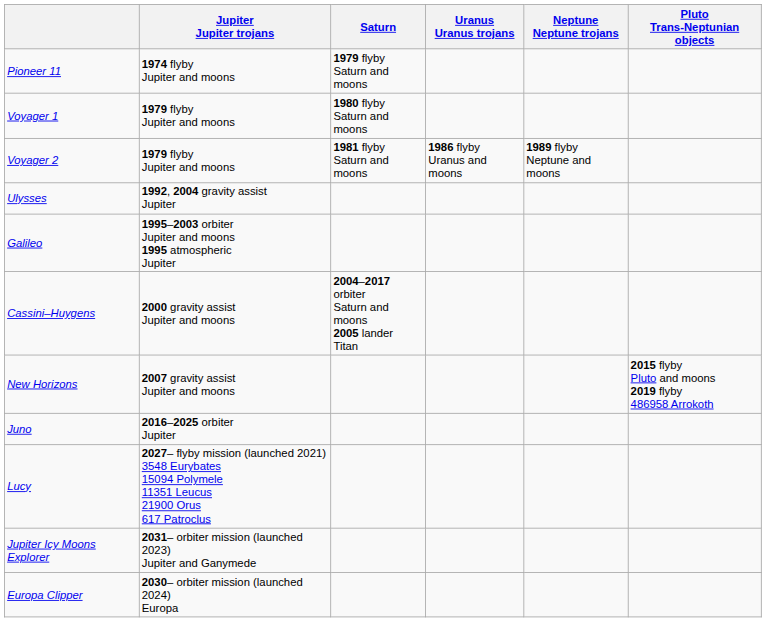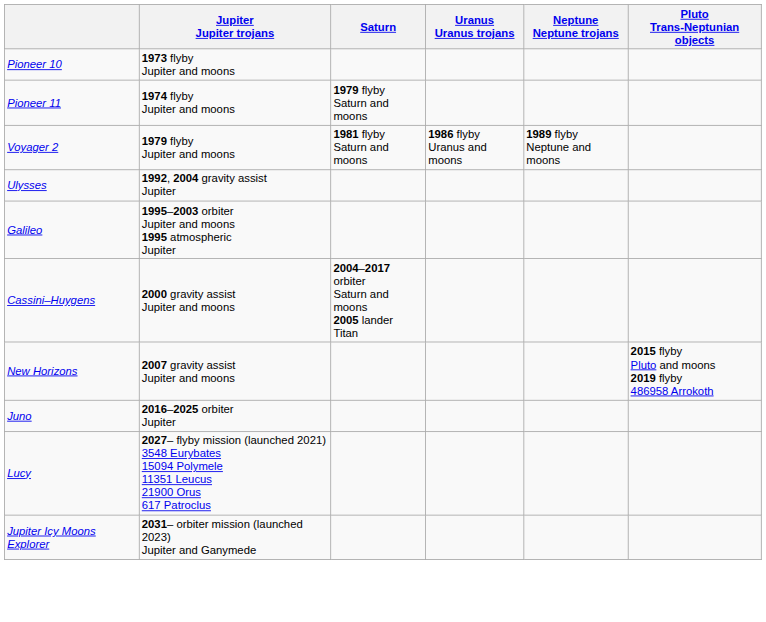+ row: (34, 65)
- row: (33, 116)
- row: (45, 595)
